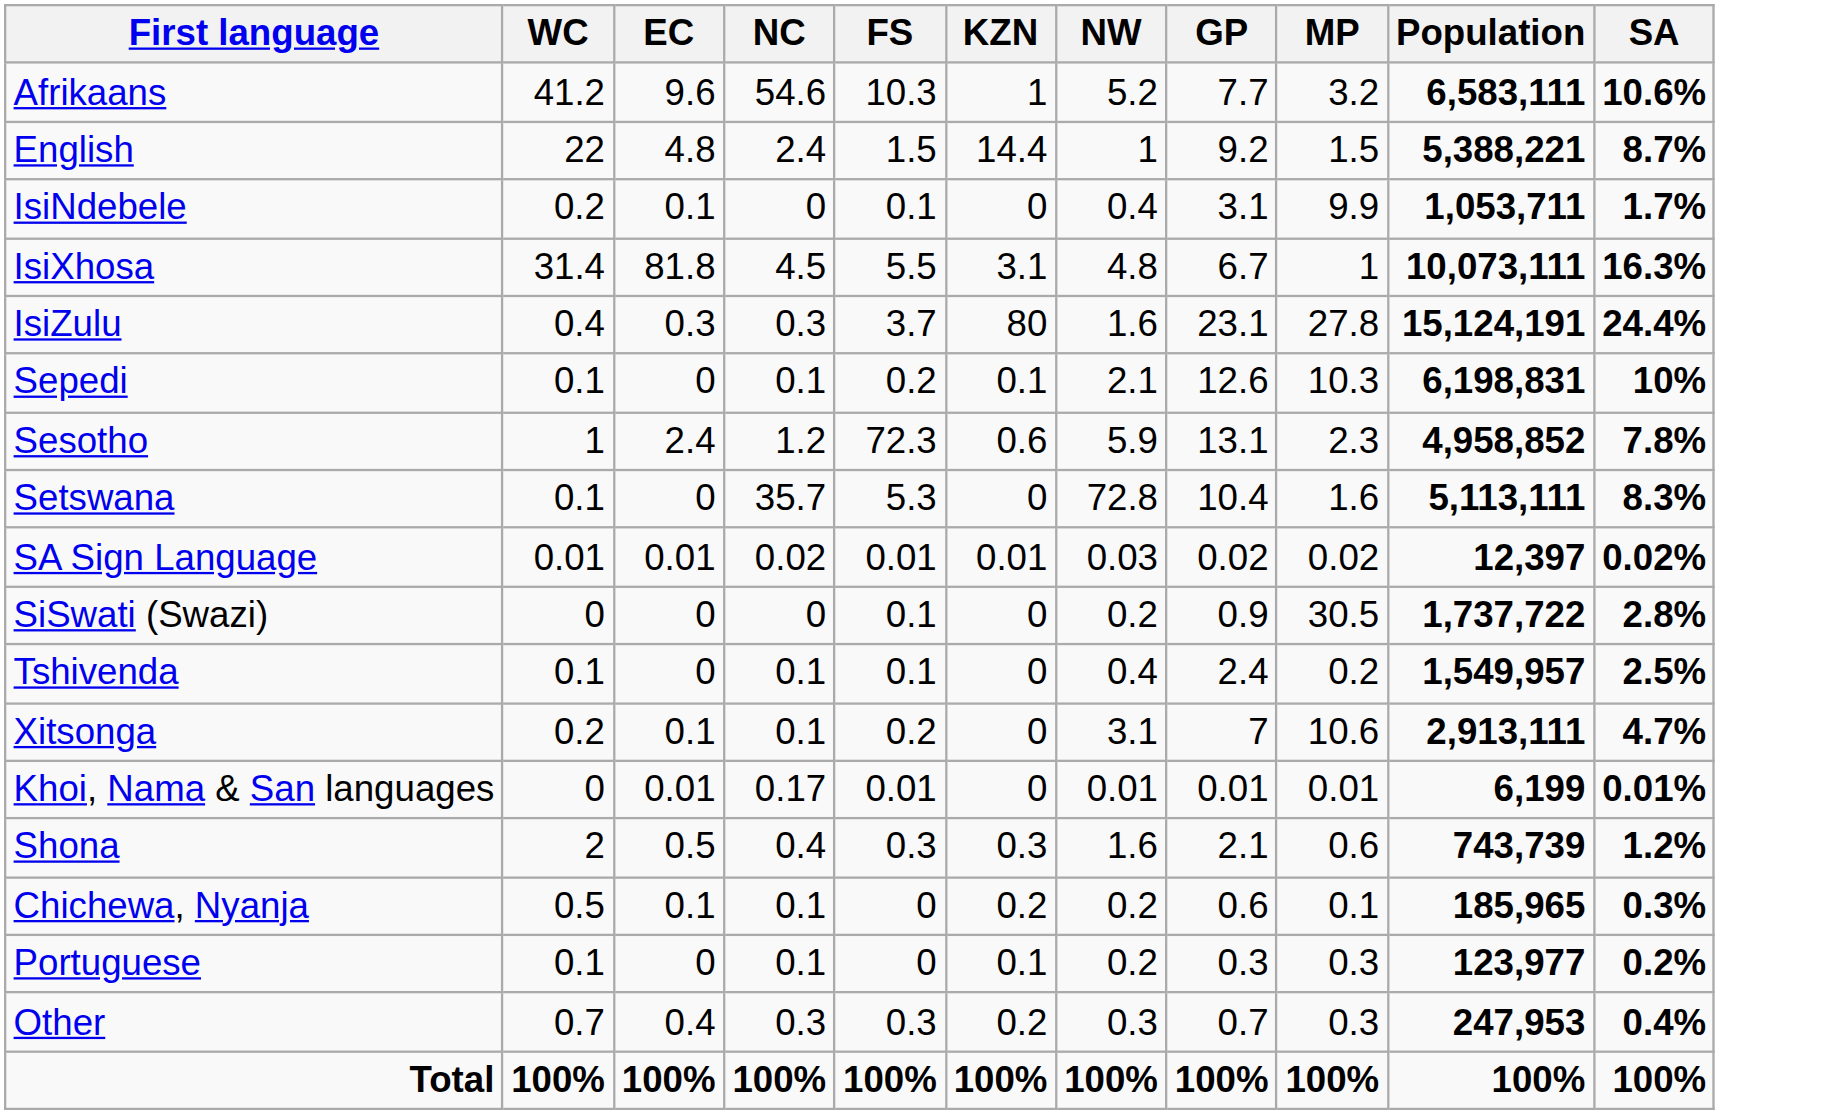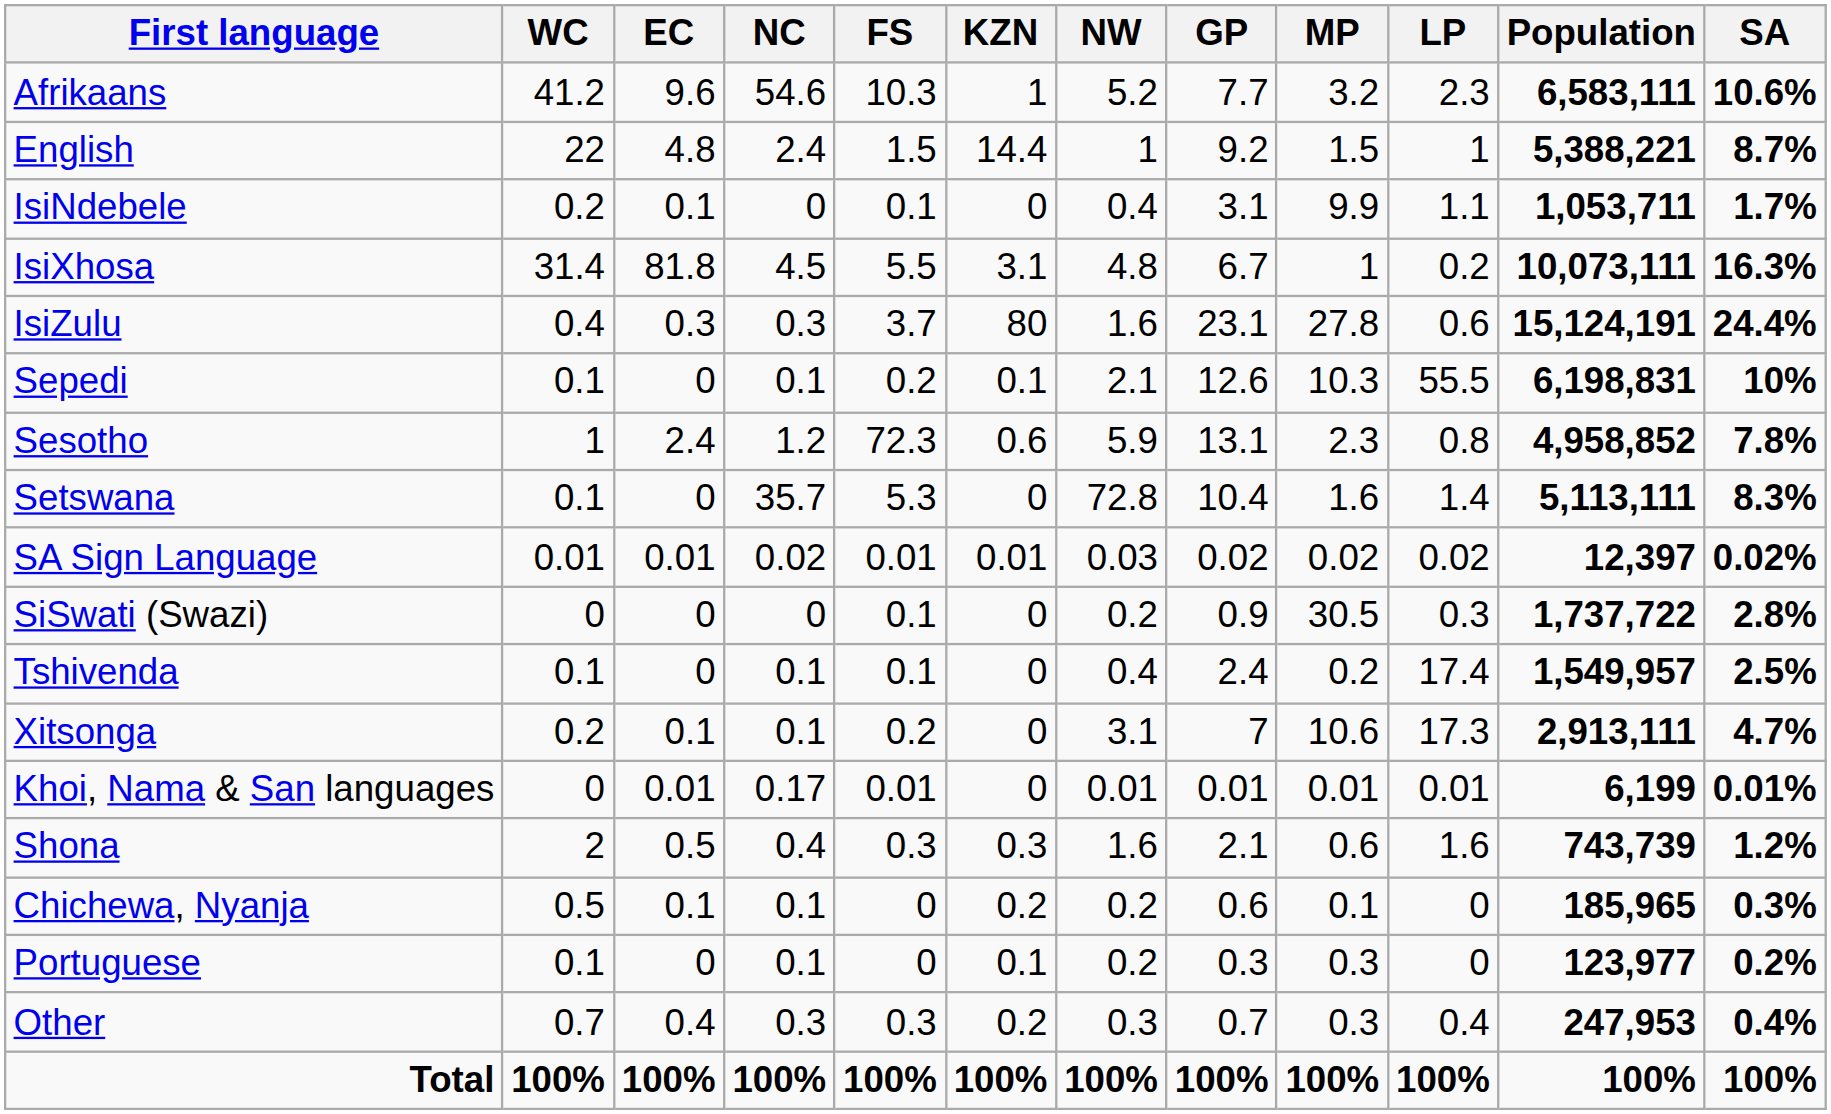+ column: (1443, 33)
